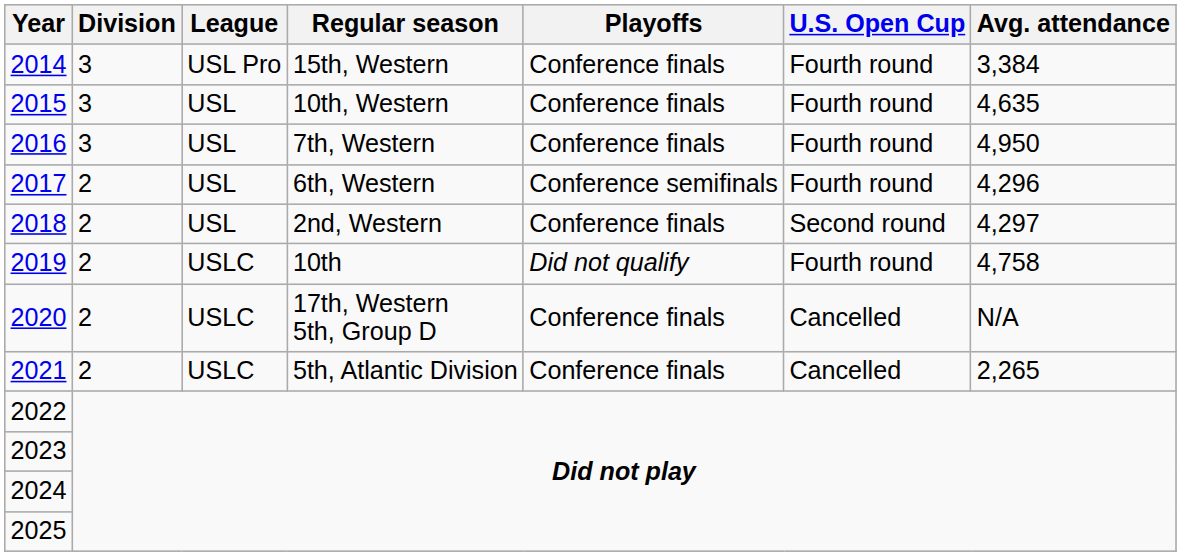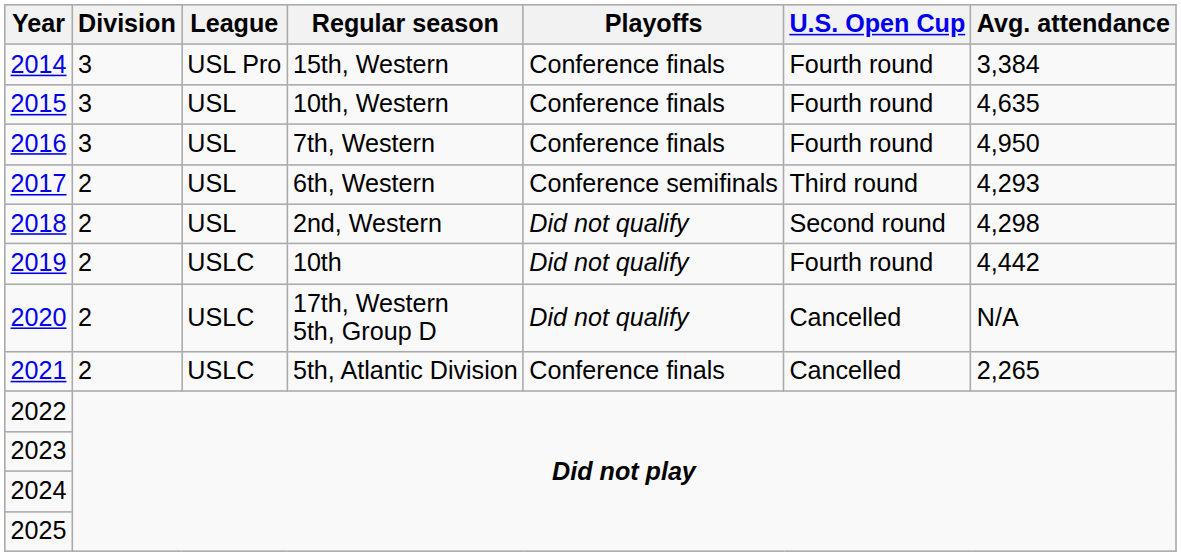(861, 183) Fourth round -> (854, 183) Third round
(1008, 183) 4,296 -> (1008, 183) 4,293
(627, 223) Conference finals -> (609, 223) Did not qualify
(1008, 223) 4,297 -> (1008, 223) 4,298
(1008, 263) 4,758 -> (1008, 263) 4,442
(627, 317) Conference finals -> (609, 317) Did not qualify
